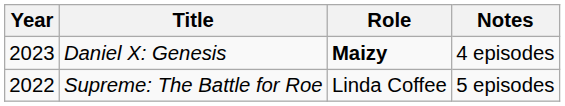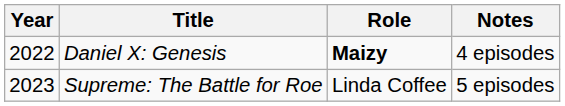(32, 52) 2023 -> (32, 52) 2022
(32, 85) 2022 -> (32, 85) 2023
